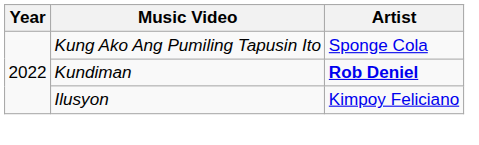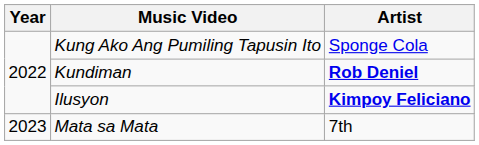(394, 99) normal -> (400, 99) bold
+ row: (106, 126)
